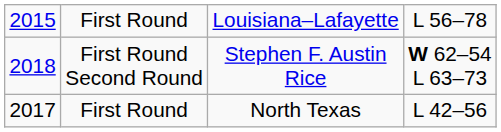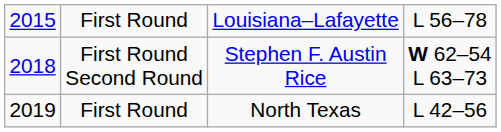(33, 110) 2017 -> (33, 110) 2019
